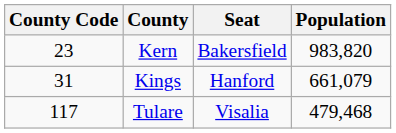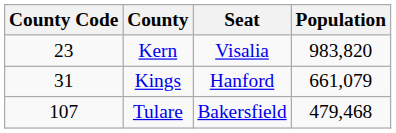(242, 50) Bakersfield -> (242, 50) Visalia
(64, 111) 117 -> (64, 111) 107
(242, 111) Visalia -> (242, 111) Bakersfield
